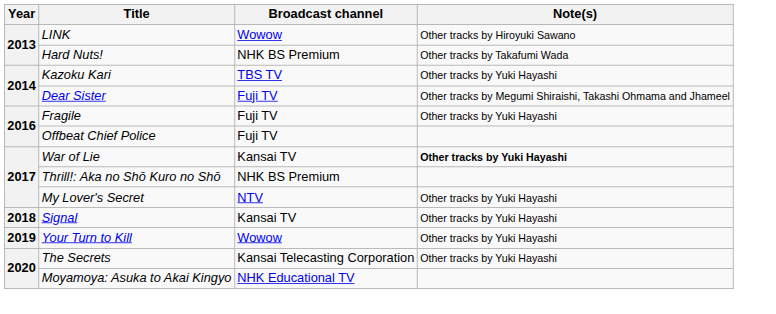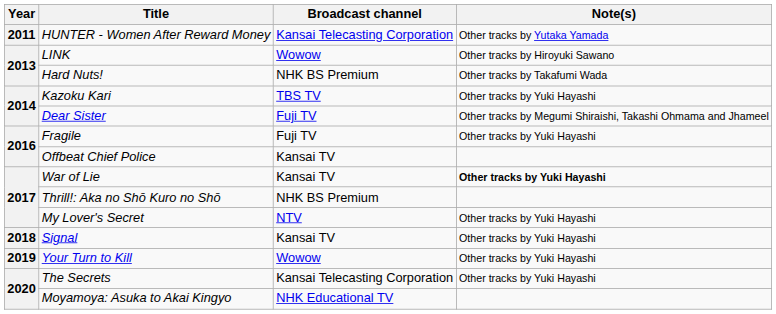+ row: (156, 34)
(258, 136) Fuji TV -> (306, 156) Kansai TV
